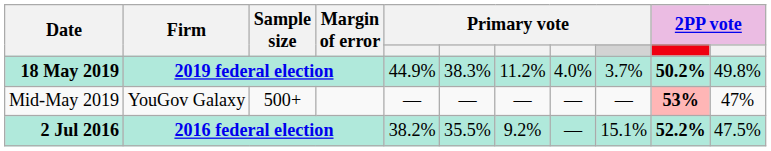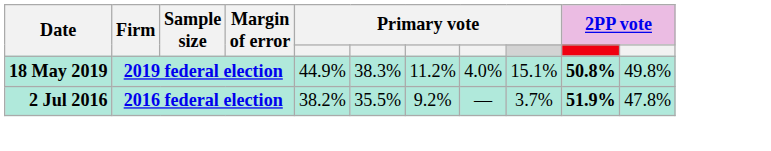(624, 71) 3.7% -> (534, 71) 15.1%
(681, 71) 50.2% -> (591, 71) 50.8%
- row: (64, 101)
(624, 131) 15.1% -> (534, 101) 3.7%
(681, 131) 52.2% -> (591, 101) 51.9%
(738, 131) 47.5% -> (648, 101) 47.8%
